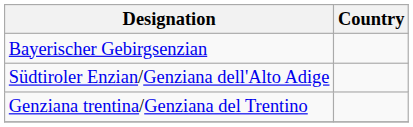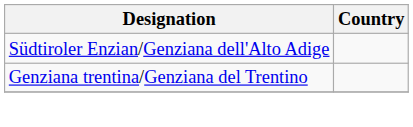- row: (108, 48)
